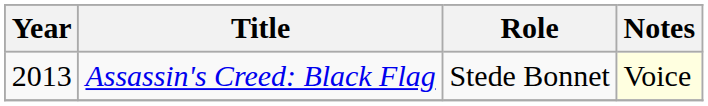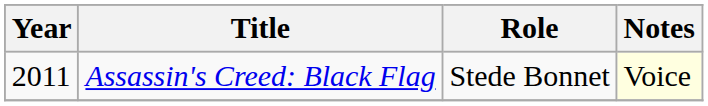(42, 75) 2013 -> (41, 75) 2011
